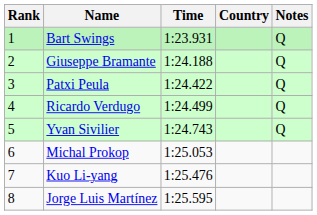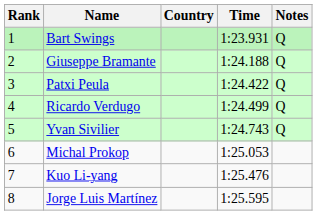columns swapped: (244, 16) <-> (188, 16)
